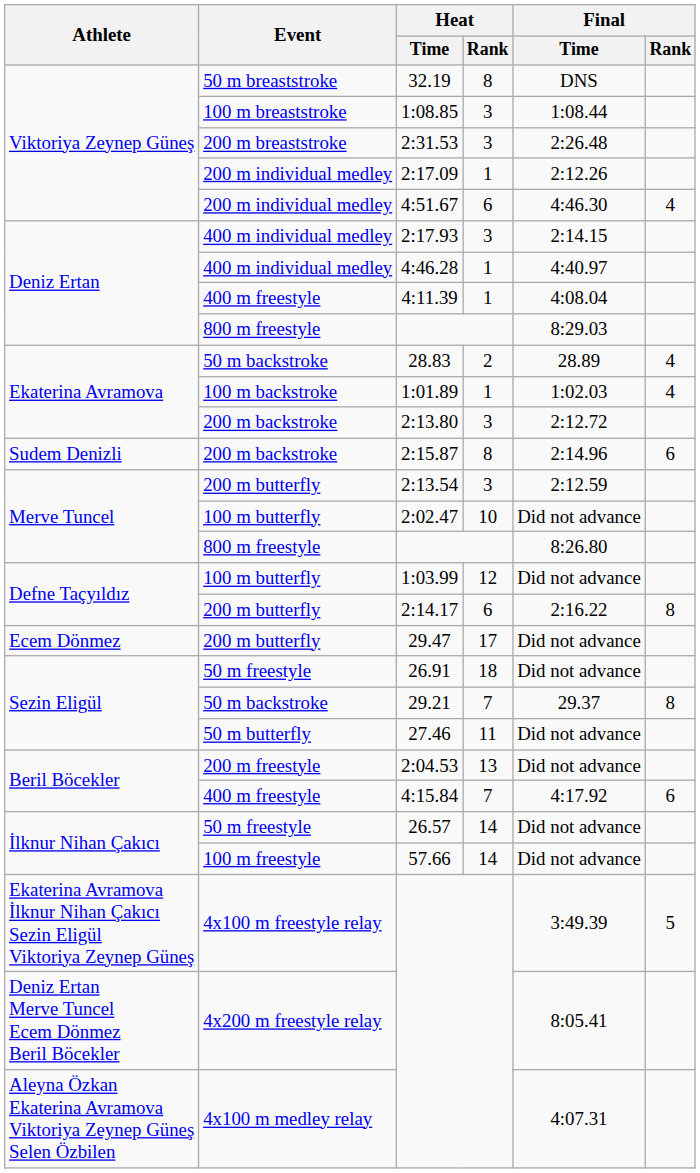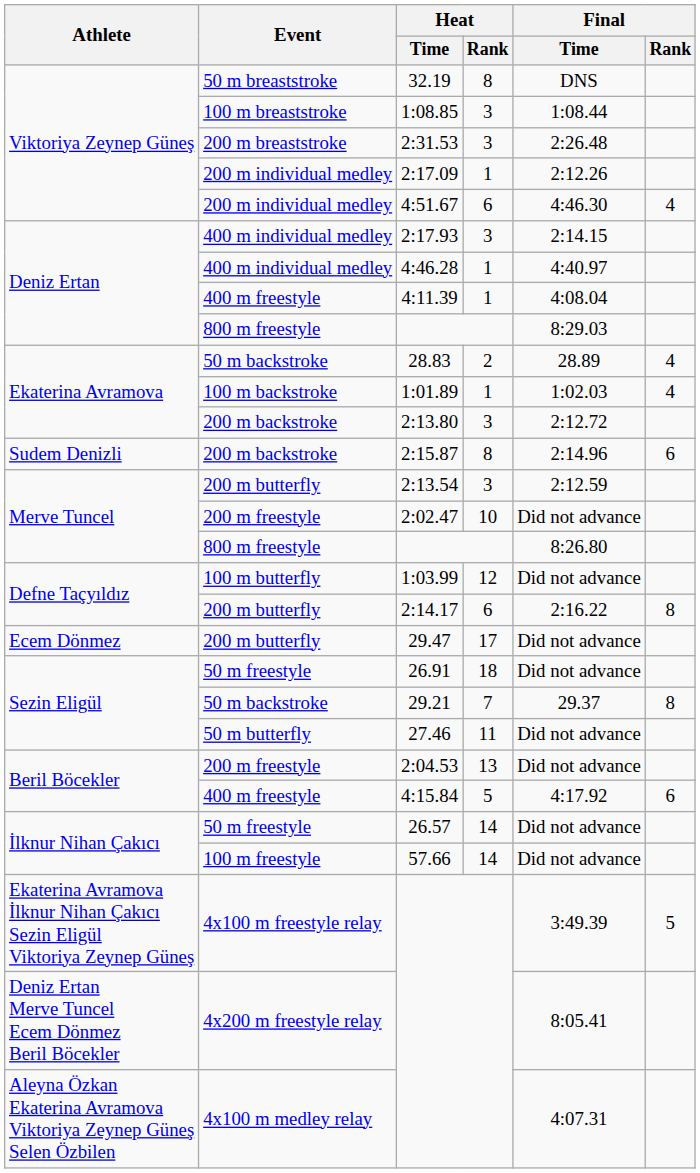(262, 516) 100 m butterfly -> (262, 516) 200 m freestyle
(488, 796) 7 -> (488, 796) 5
